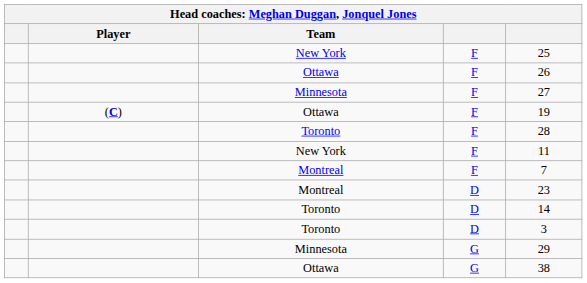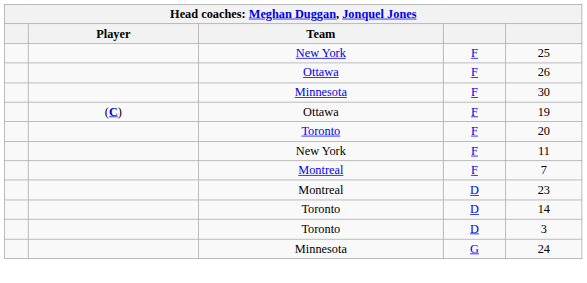(544, 92) 27 -> (544, 92) 30
(544, 131) 28 -> (544, 131) 20
(544, 248) 29 -> (544, 248) 24
- row: (321, 268)
